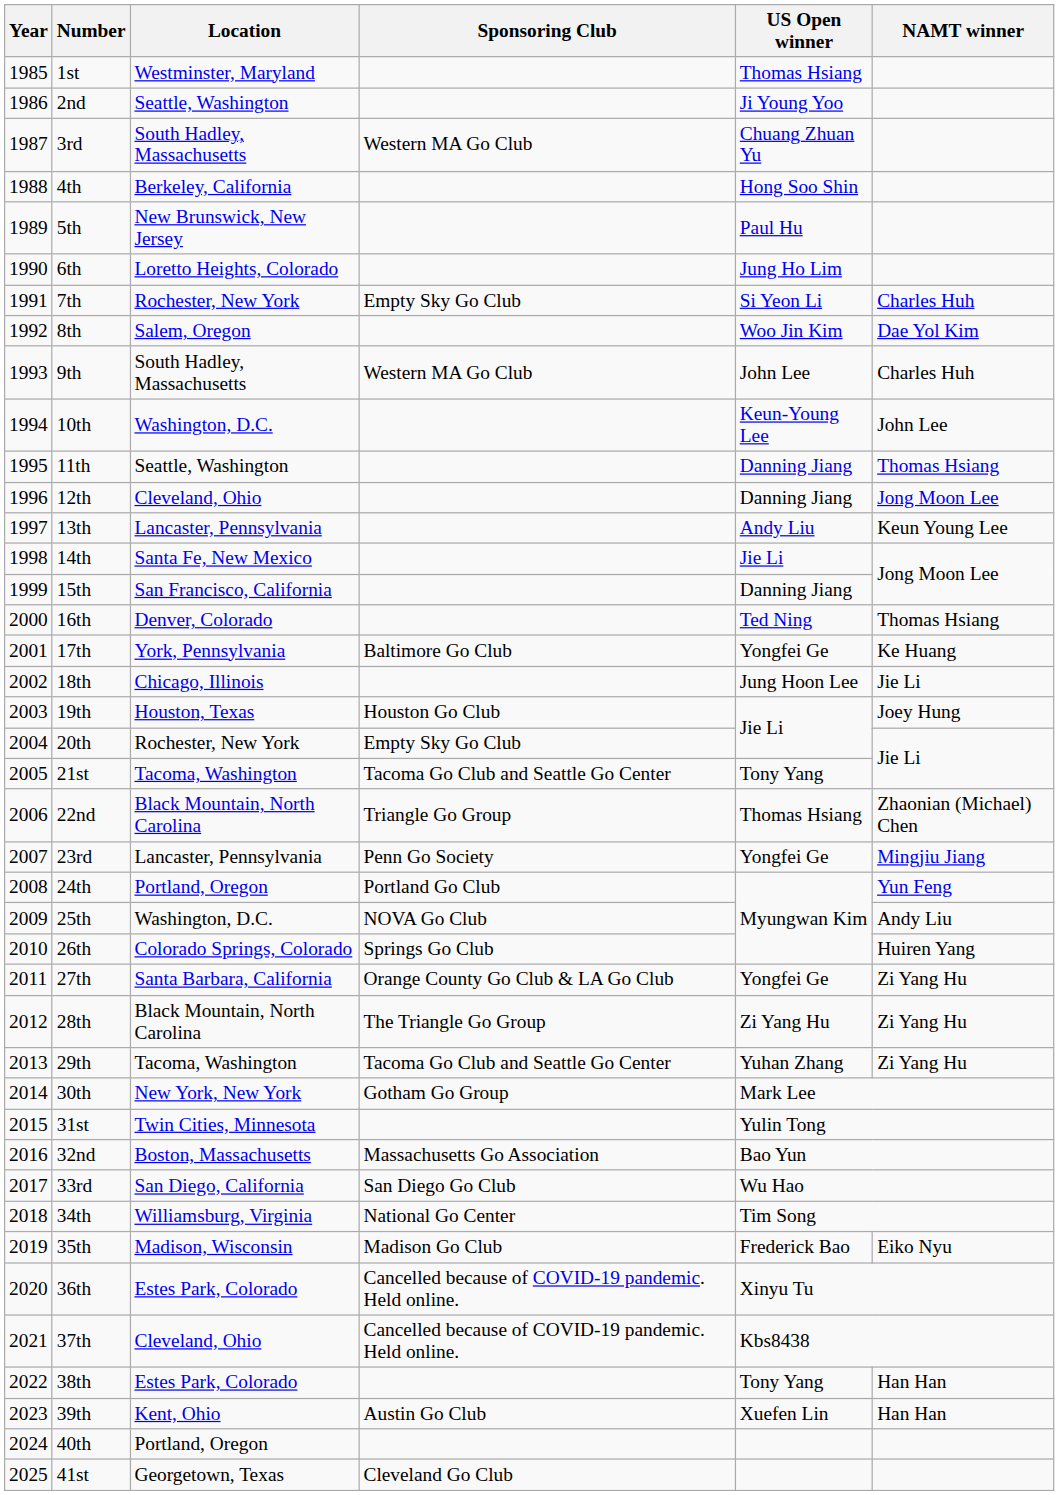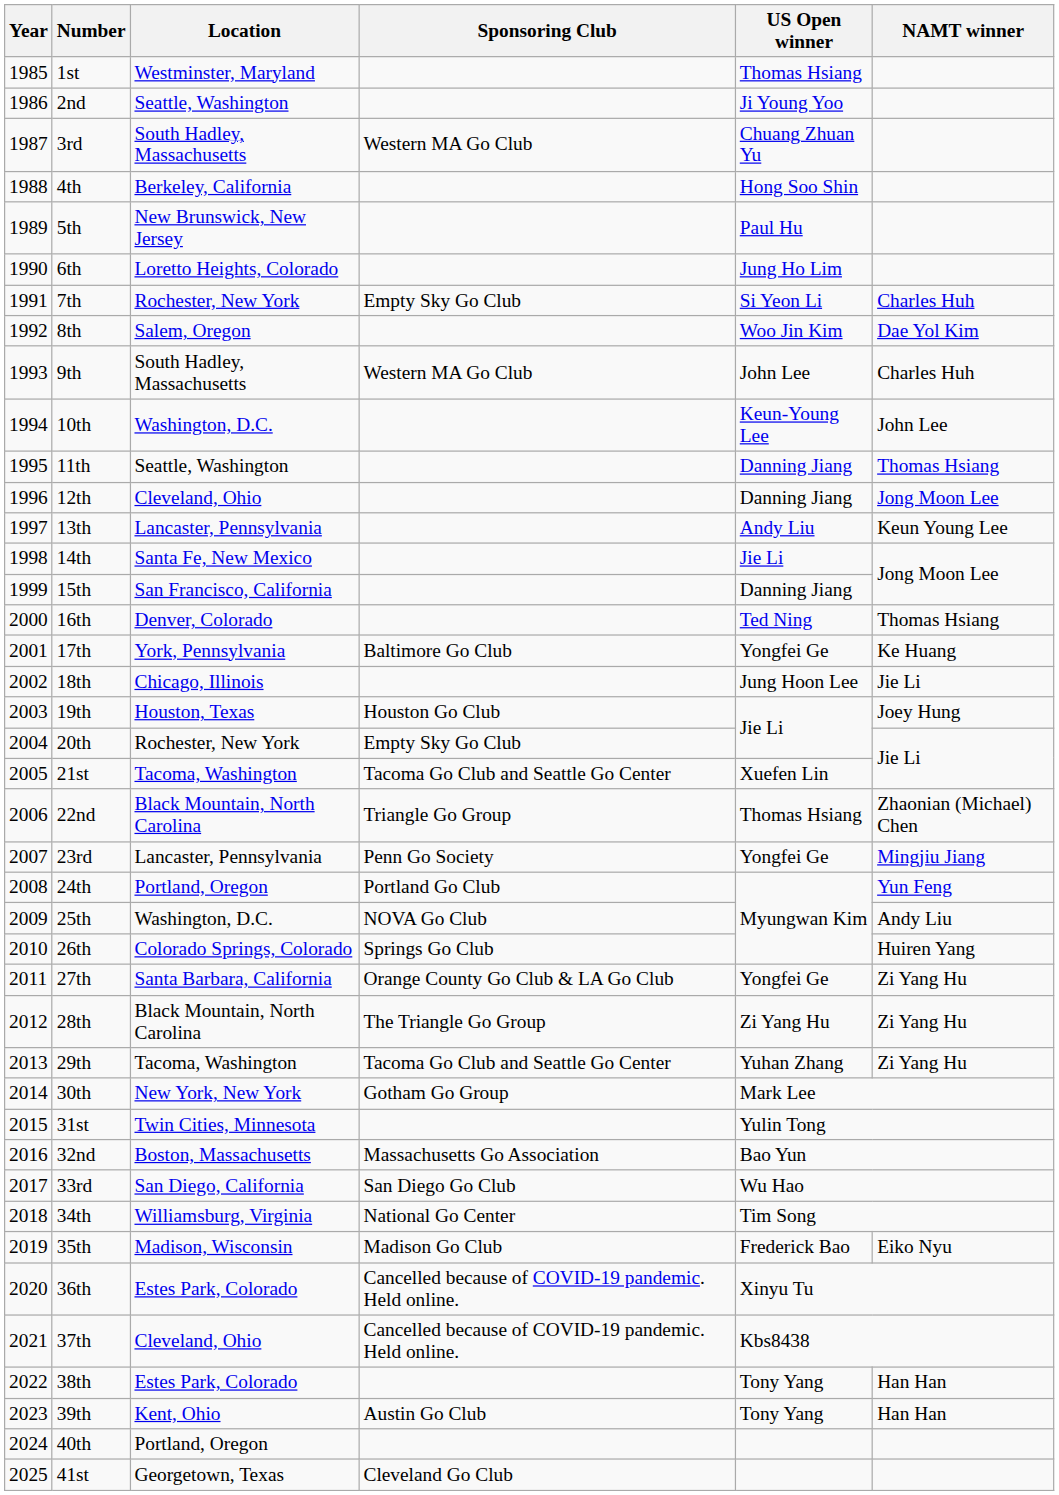(782, 773) Tony Yang -> (784, 773) Xuefen Lin
(784, 1413) Xuefen Lin -> (782, 1413) Tony Yang
